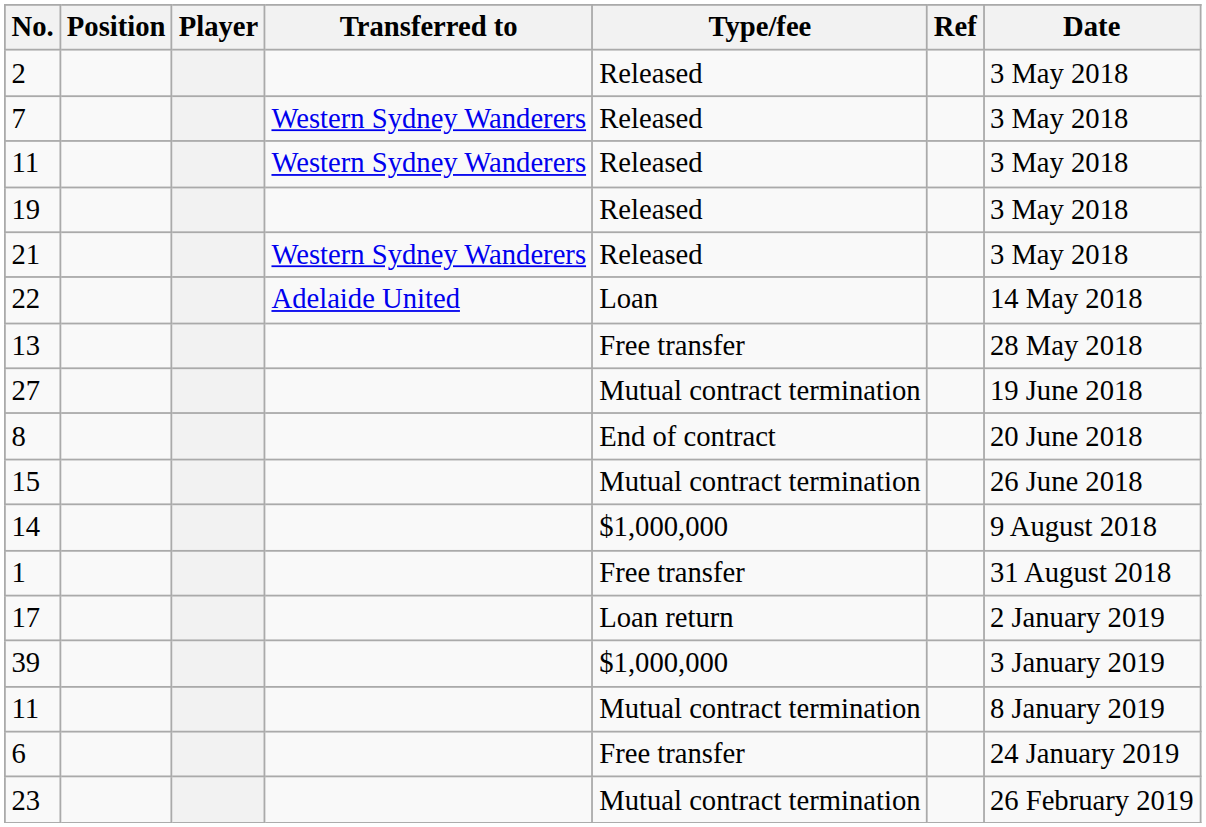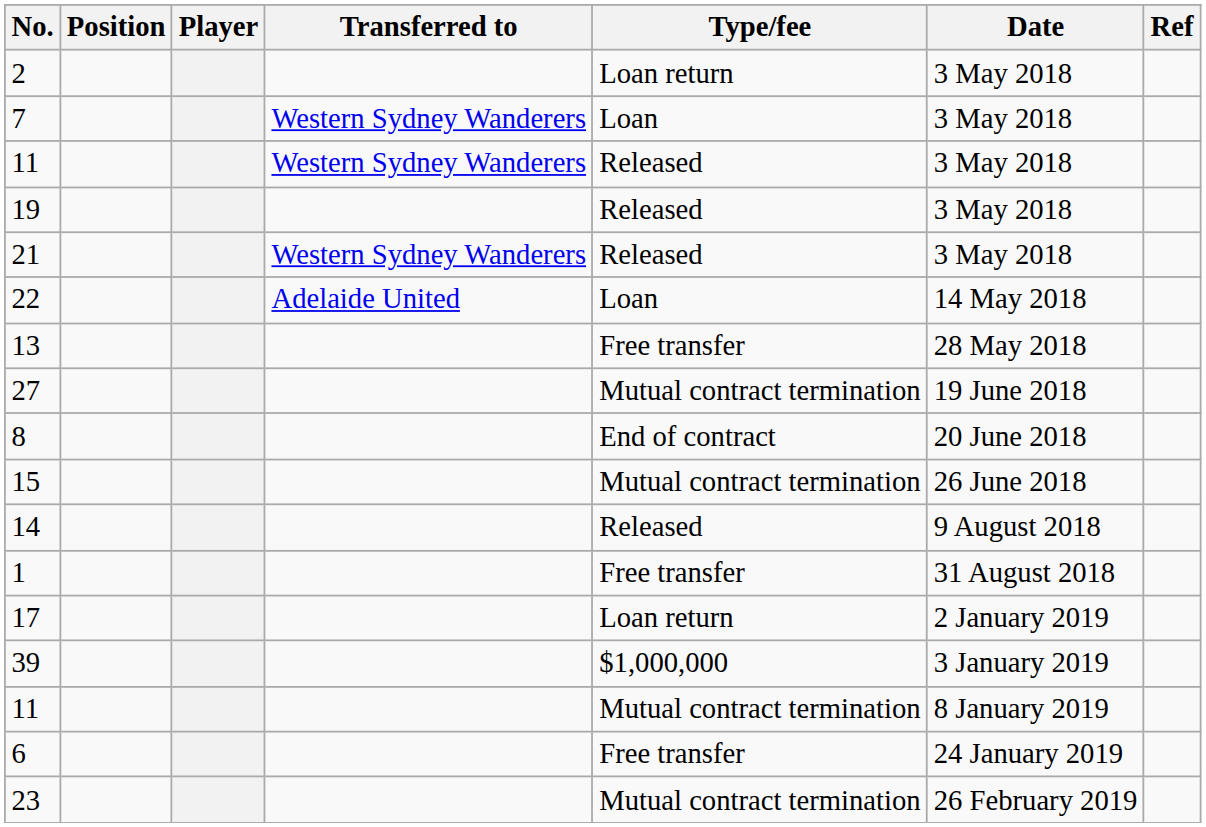columns swapped: (1092, 27) <-> (955, 27)
(651, 72) Released -> (666, 72) Loan return
(651, 118) Released -> (629, 118) Loan
(664, 526) $1,000,000 -> (651, 526) Released
